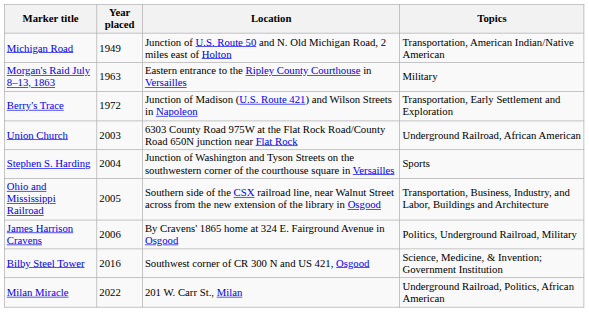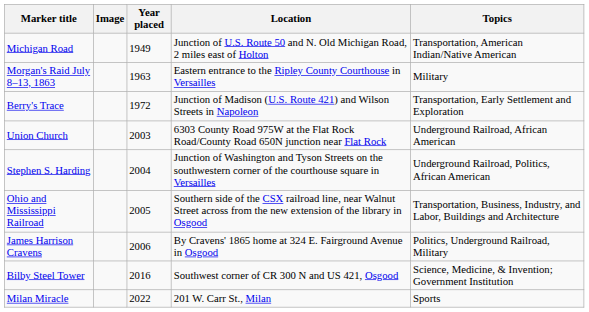+ column: (110, 19)
(416, 164) Sports -> (481, 170) Underground Railroad, Politics, African American
(488, 292) Underground Railroad, Politics, African American -> (427, 298) Sports
